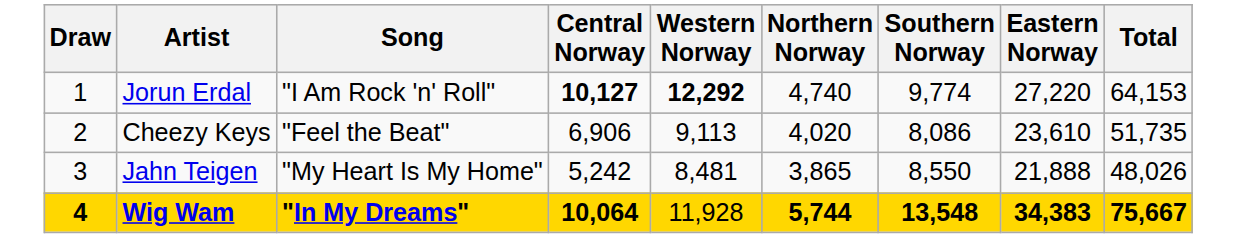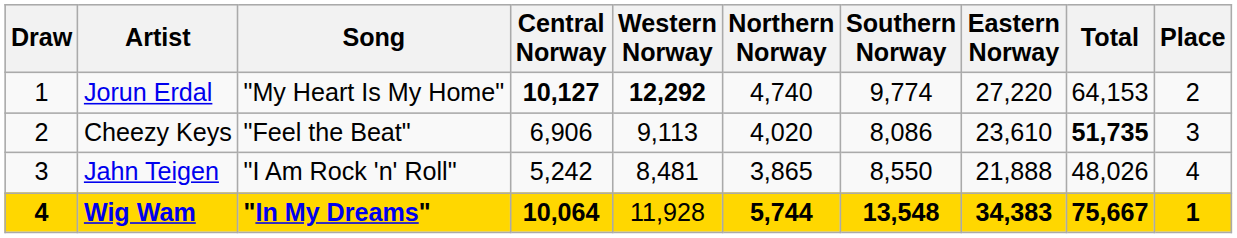+ column: (1193, 38)
(389, 92) "I Am Rock 'n' Roll" -> (374, 92) "My Heart Is My Home"
(1149, 132) normal -> (1110, 132) bold
(412, 172) "My Heart Is My Home" -> (350, 172) "I Am Rock 'n' Roll"
